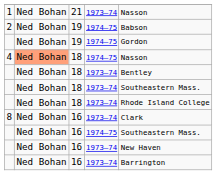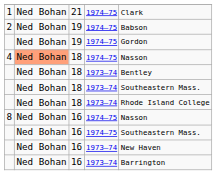(102, 12) 1973–74 -> (102, 12) 1974–75
(134, 12) Nasson -> (132, 12) Clark
(102, 117) 1973–74 -> (102, 117) 1974–75
(132, 117) Clark -> (134, 117) Nasson
